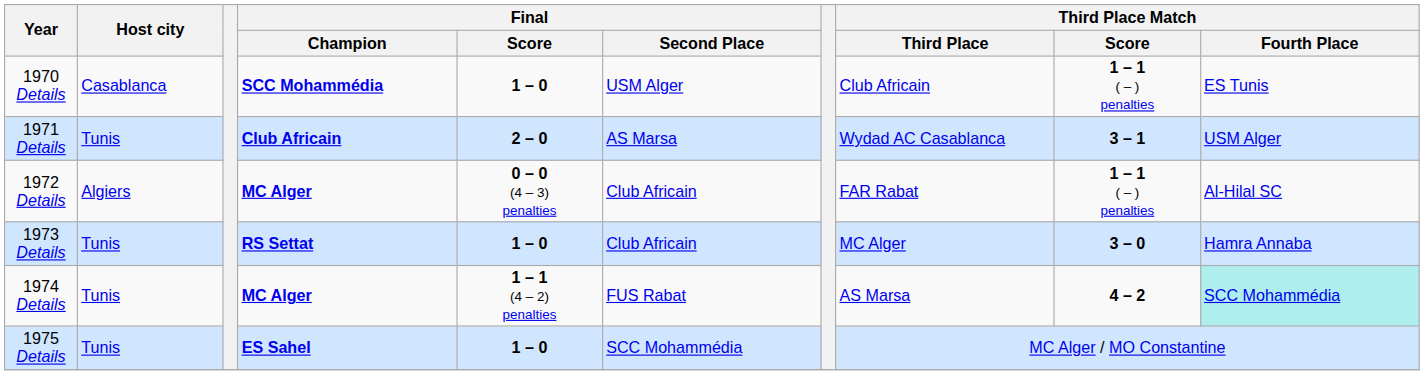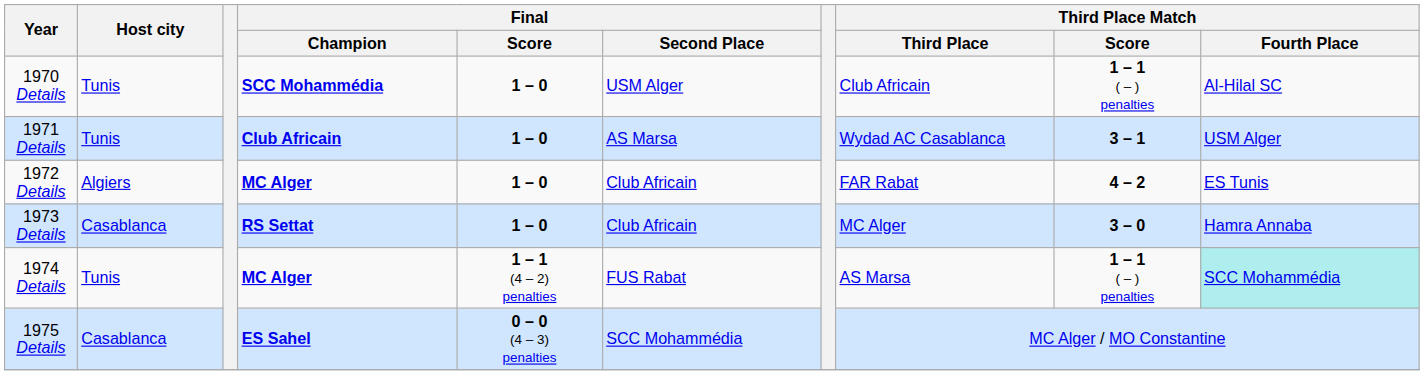(124, 87) Casablanca -> (101, 87) Tunis
(1236, 87) ES Tunis -> (1243, 87) Al-Hilal SC
(530, 139) 2 – 0 -> (530, 139) 1 – 0
(530, 191) 0 – 0 (4 – 3) penalties -> (530, 182) 1 – 0
(1127, 191) 1 – 1 ( – ) penalties -> (1127, 182) 4 – 2
(1243, 191) Al-Hilal SC -> (1236, 182) ES Tunis
(101, 244) Tunis -> (124, 226) Casablanca
(1127, 296) 4 – 2 -> (1127, 278) 1 – 1 ( – ) penalties
(101, 348) Tunis -> (124, 339) Casablanca
(530, 348) 1 – 0 -> (530, 339) 0 – 0 (4 – 3) penalties
